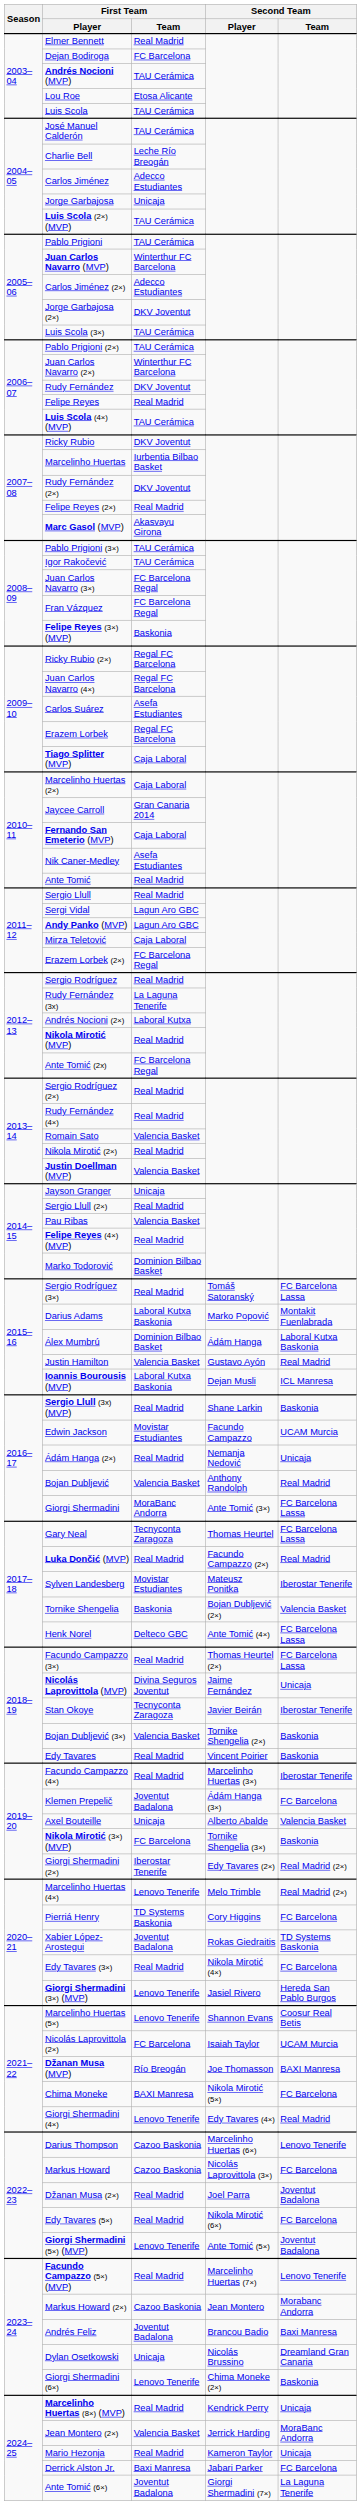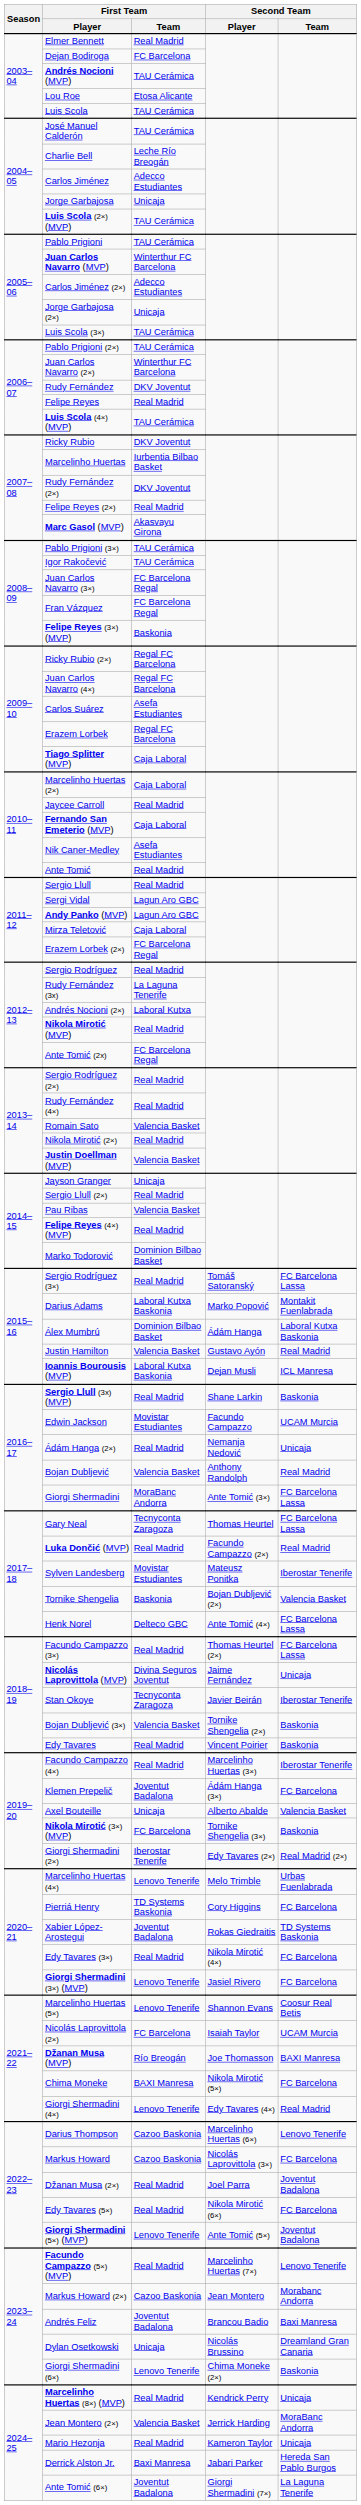(162, 312) DKV Joventut -> (149, 312) Unicaja
(162, 810) Gran Canaria 2014 -> (159, 805) Real Madrid
(314, 1892) Real Madrid (2×) -> (306, 1881) Urbas Fuenlabrada
(308, 1992) Hereda San Pablo Burgos -> (309, 1982) FC Barcelona
(309, 2468) FC Barcelona -> (308, 2462) Hereda San Pablo Burgos
